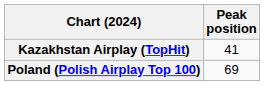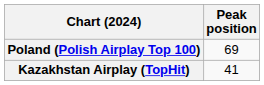rows swapped: (104, 49) <-> (104, 70)
